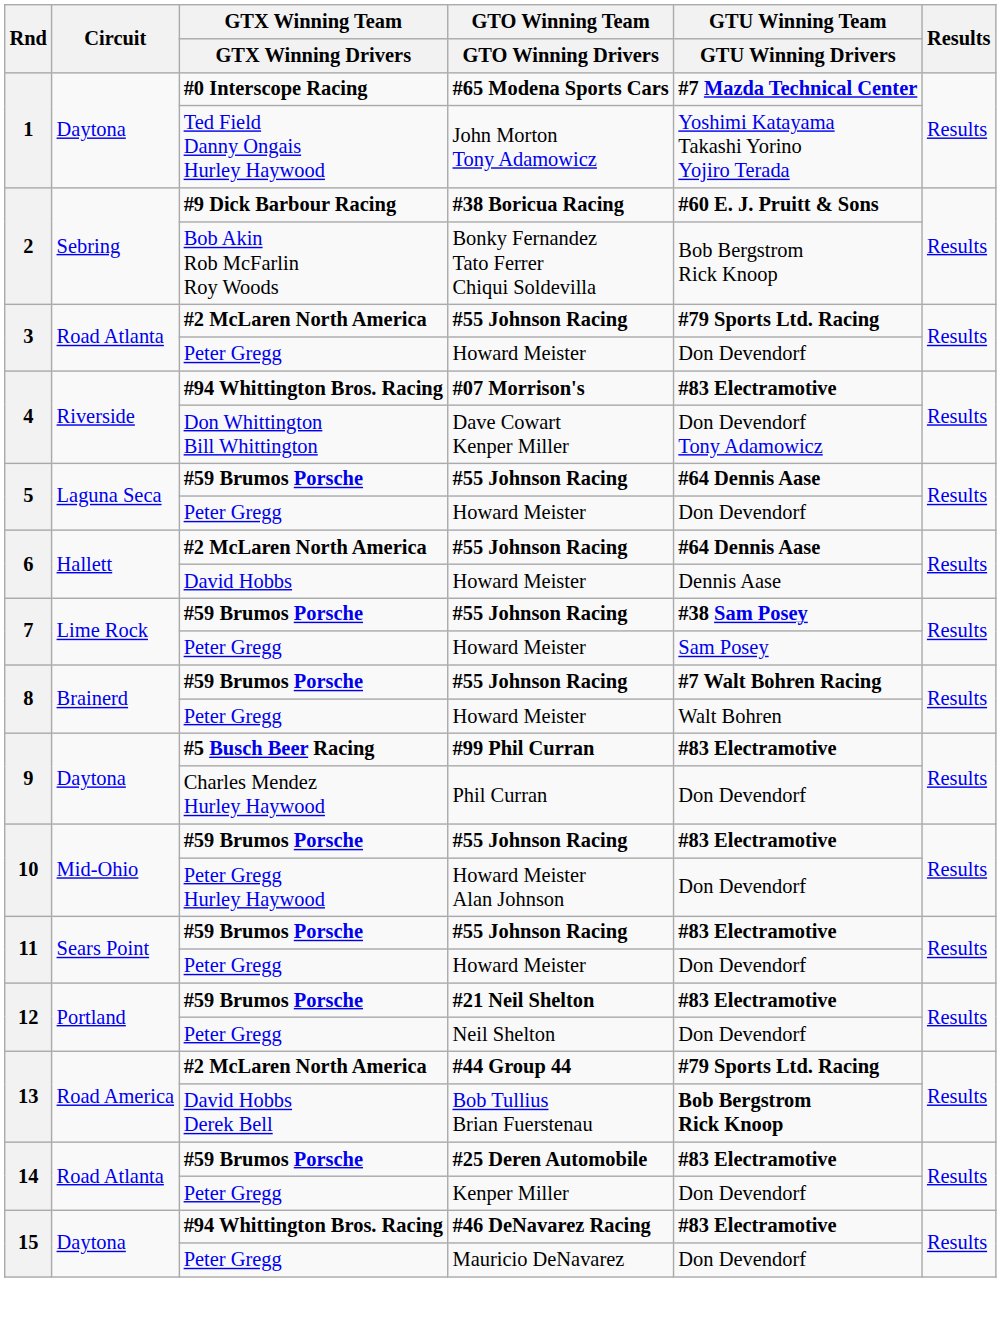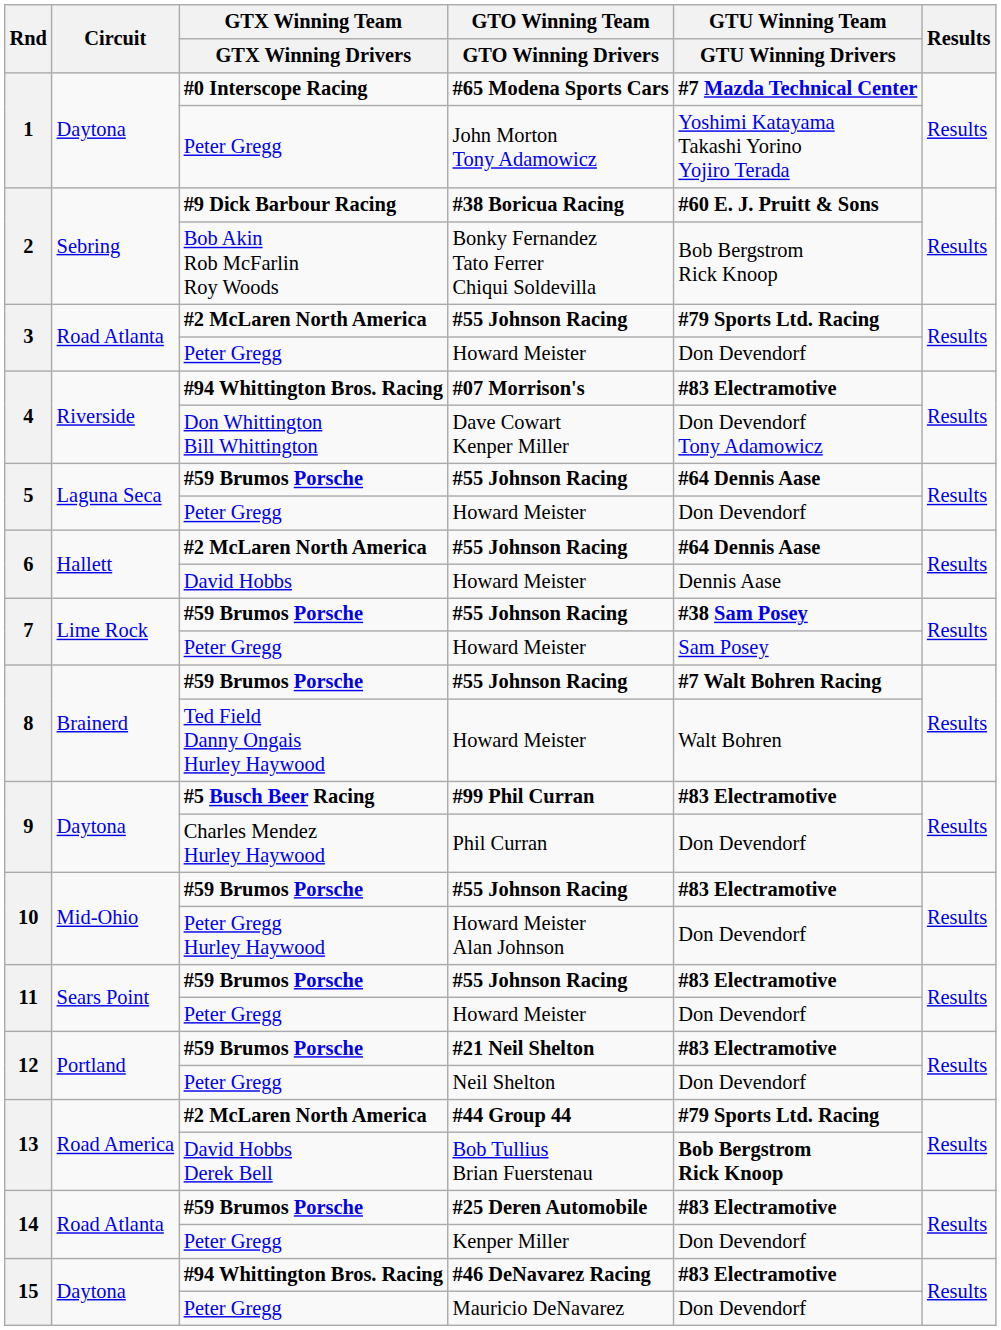(254, 147) Ted Field Danny Ongais Hurley Haywood -> (233, 147) Peter Gregg
(233, 715) Peter Gregg -> (254, 739) Ted Field Danny Ongais Hurley Haywood
